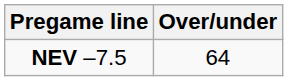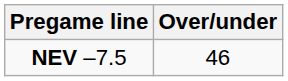(218, 57) 64 -> (218, 57) 46
